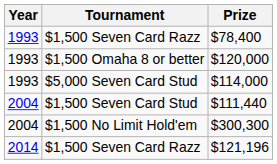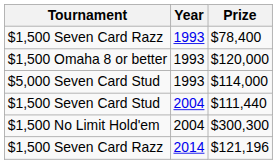columns swapped: (23, 15) <-> (125, 15)
